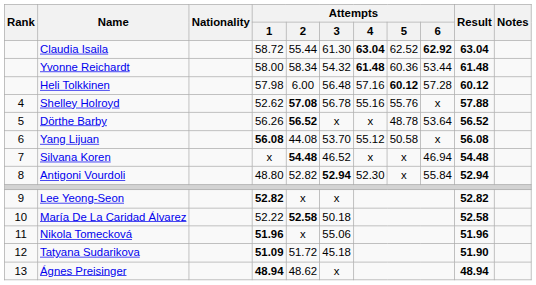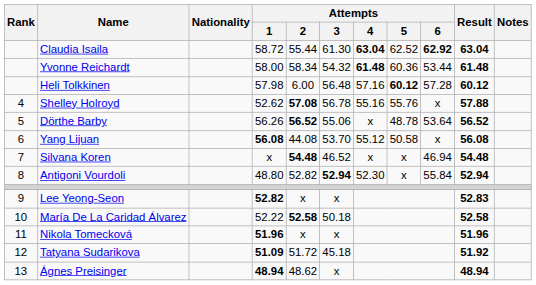(337, 121) x -> (337, 121) 55.06
(474, 198) 52.82 -> (474, 198) 52.83
(337, 234) 55.06 -> (337, 234) x
(474, 252) 51.90 -> (474, 252) 51.92
